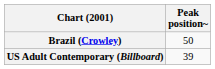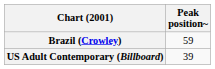(188, 40) 50 -> (188, 40) 59
